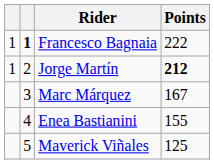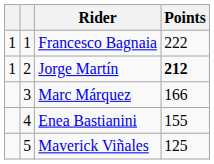(27, 43) bold -> (27, 43) normal
(176, 95) 167 -> (176, 95) 166
